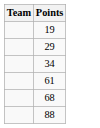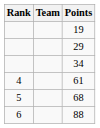+ column: (19, 13)
